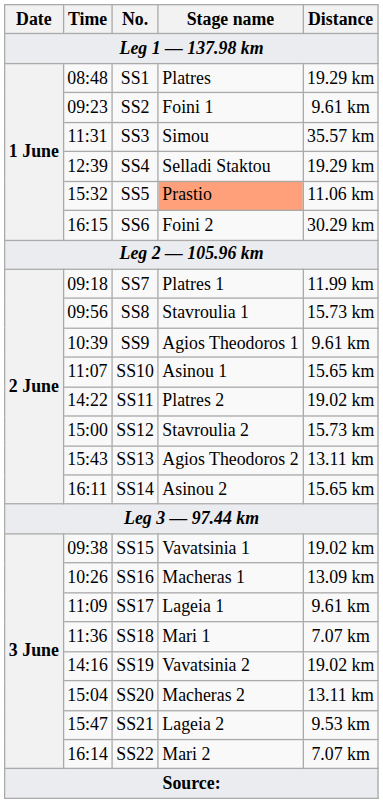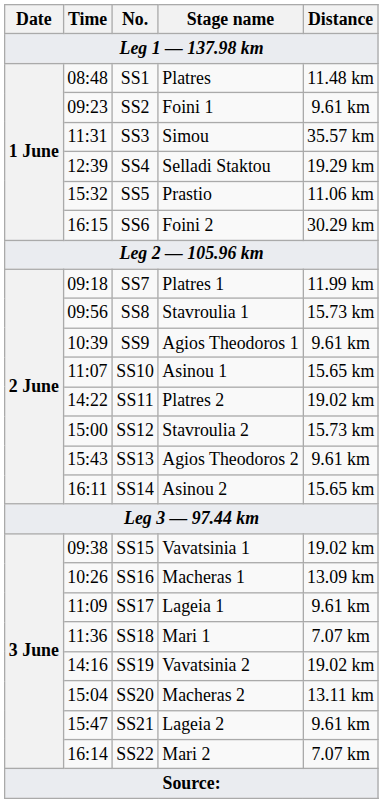(341, 77) 19.29 km -> (341, 77) 11.48 km
(187, 195) lightsalmon background -> (187, 195) no background
(341, 459) 13.11 km -> (341, 459) 9.61 km
(341, 724) 9.53 km -> (341, 724) 9.61 km
